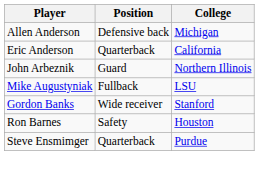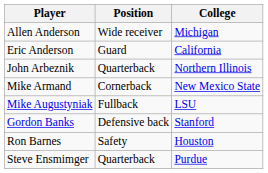(133, 31) Defensive back -> (130, 31) Wide receiver
(126, 50) Quarterback -> (112, 50) Guard
(112, 68) Guard -> (126, 68) Quarterback
+ row: (39, 86)
(130, 104) Wide receiver -> (133, 123) Defensive back
